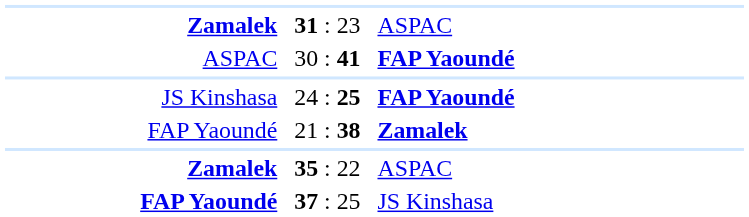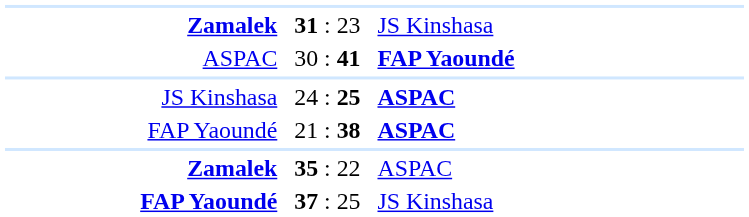(415, 25) ASPAC -> (435, 25) JS Kinshasa
(446, 97) FAP Yaoundé -> (416, 97) ASPAC
(423, 129) Zamalek -> (416, 129) ASPAC
